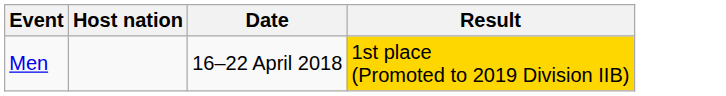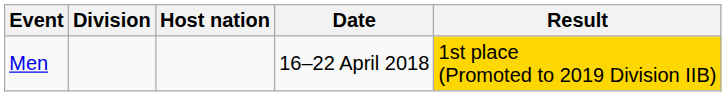+ column: (112, 20)
